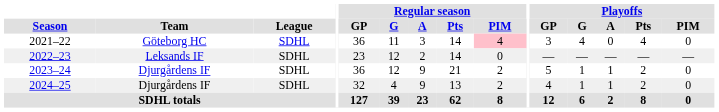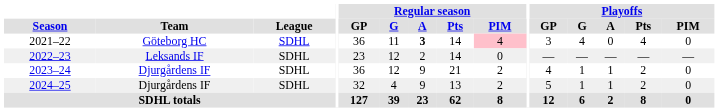(422, 41) normal -> (422, 41) bold
(549, 70) 5 -> (549, 70) 4
(549, 85) 4 -> (549, 85) 5
